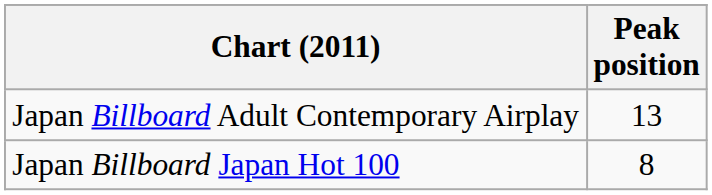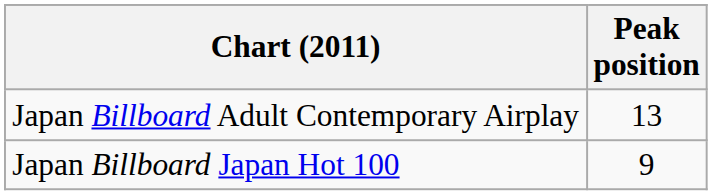(647, 164) 8 -> (647, 164) 9
